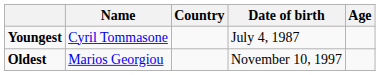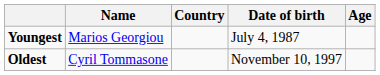(118, 37) Cyril Tommasone -> (116, 37) Marios Georgiou
(116, 59) Marios Georgiou -> (118, 59) Cyril Tommasone
